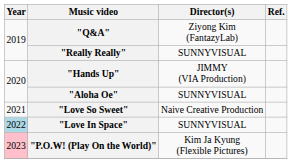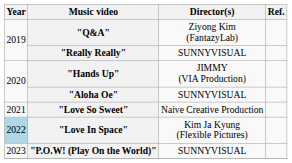(212, 125) SUNNYVISUAL -> (212, 130) Kim Ja Kyung (Flexible Pictures)
(16, 145) pink background -> (16, 151) no background
(212, 145) Kim Ja Kyung (Flexible Pictures) -> (212, 151) SUNNYVISUAL
